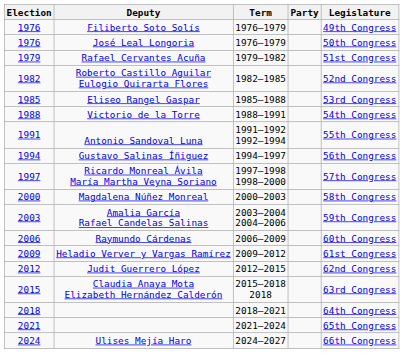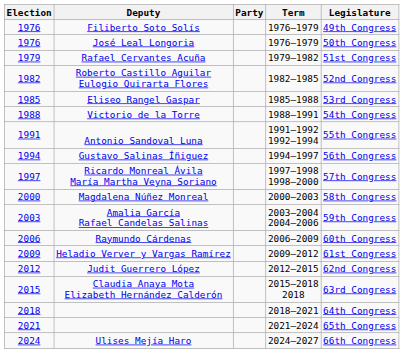columns swapped: (305, 12) <-> (261, 12)
